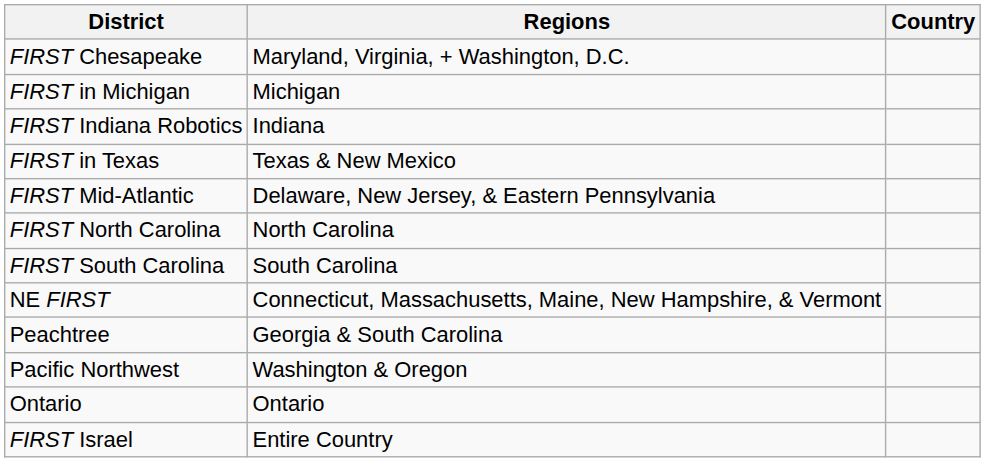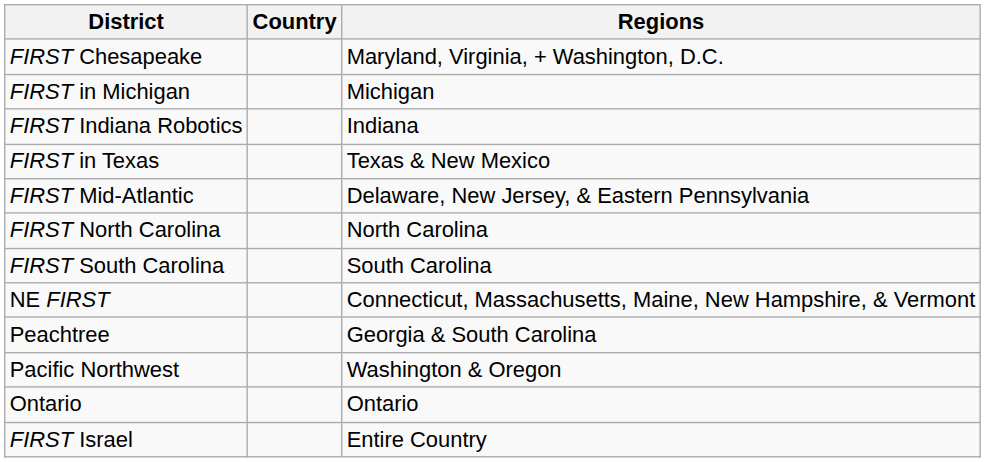columns swapped: (567, 21) <-> (933, 21)
